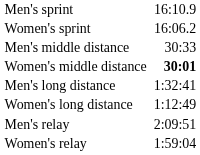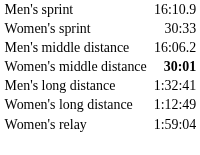(175, 28) 16:06.2 -> (180, 28) 30:33
(180, 47) 30:33 -> (175, 47) 16:06.2
- row: (37, 124)
